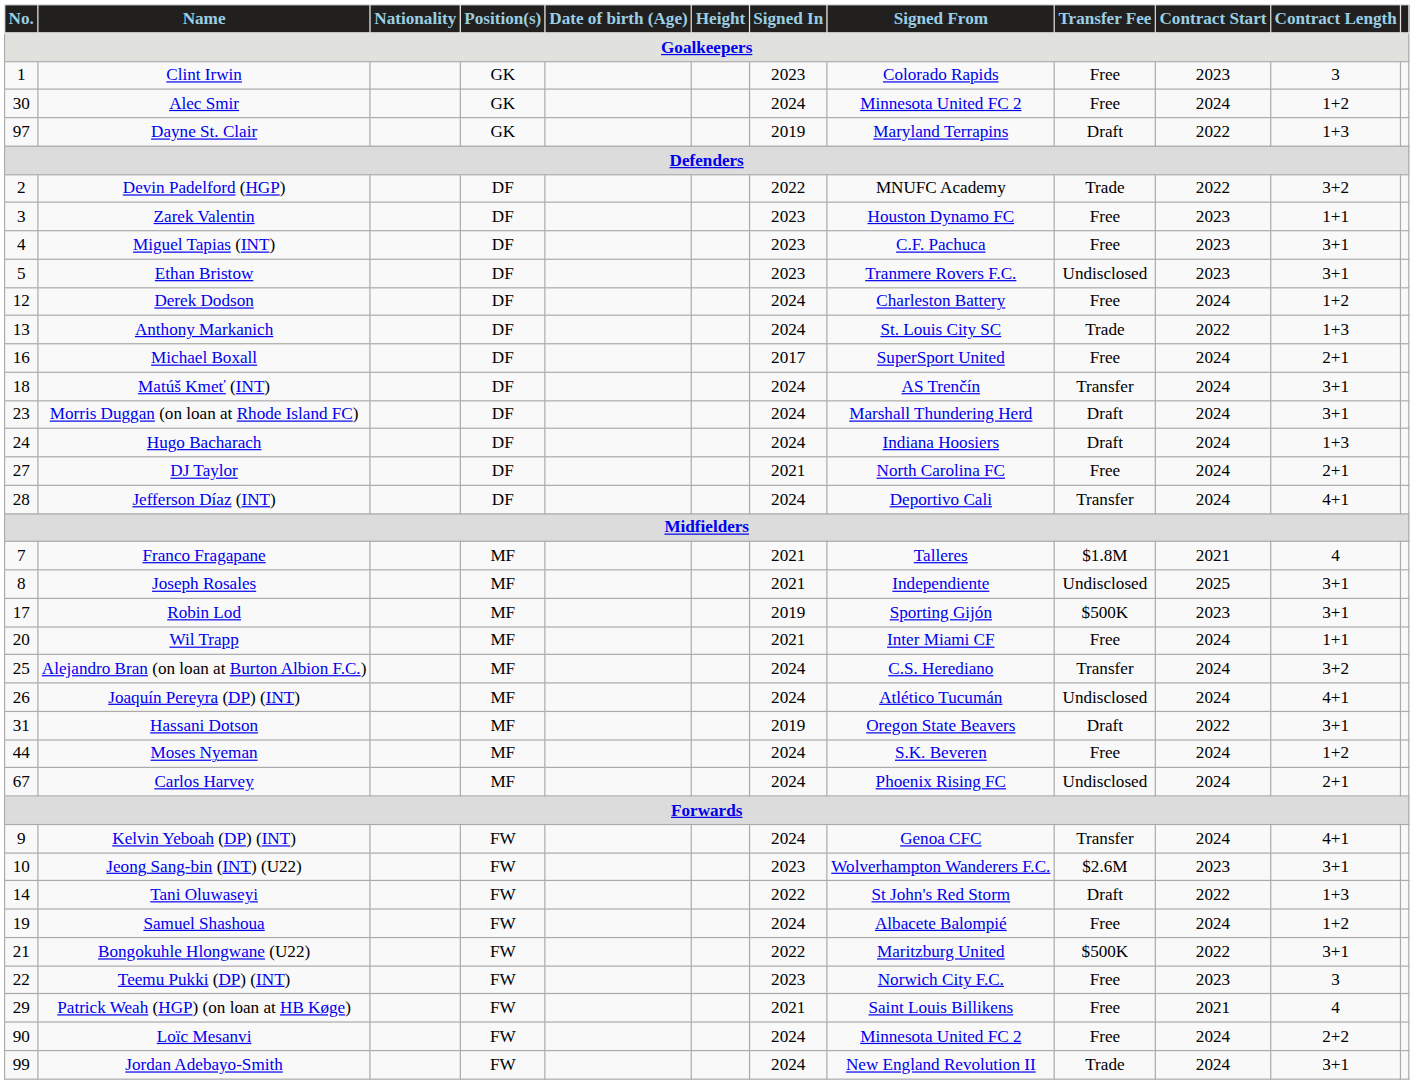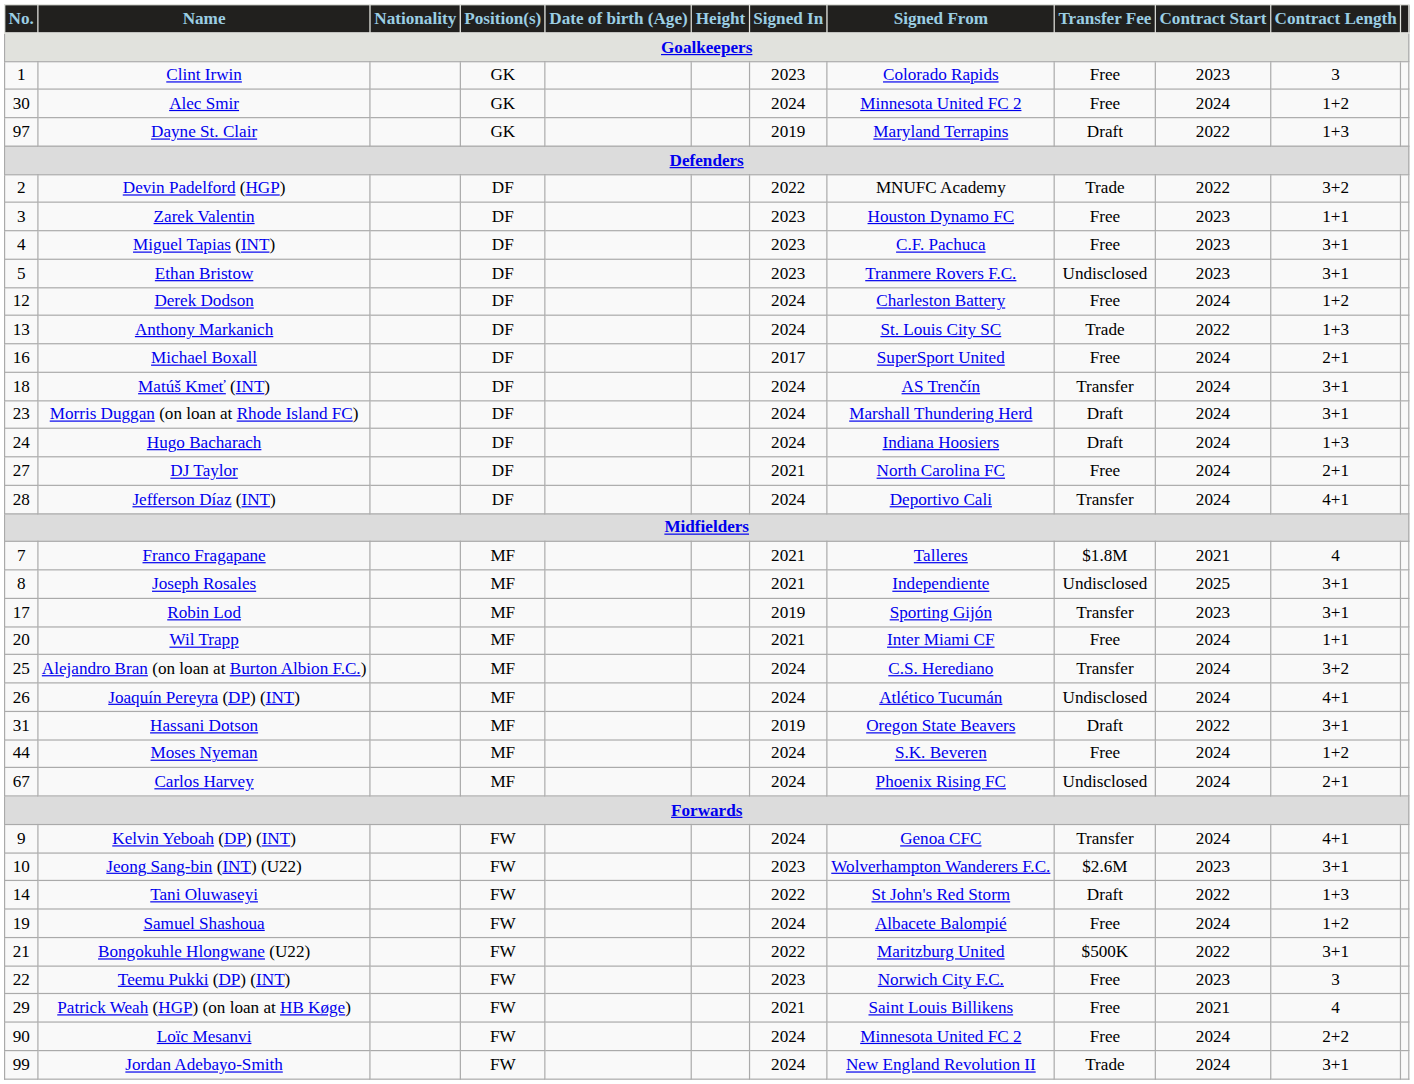(1105, 612) $500K -> (1105, 612) Transfer
